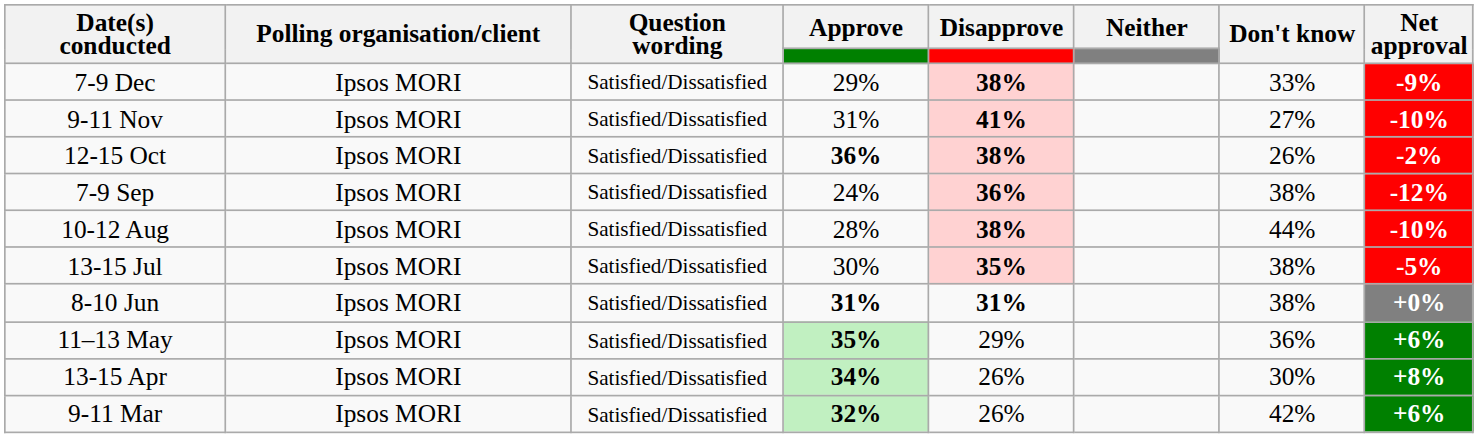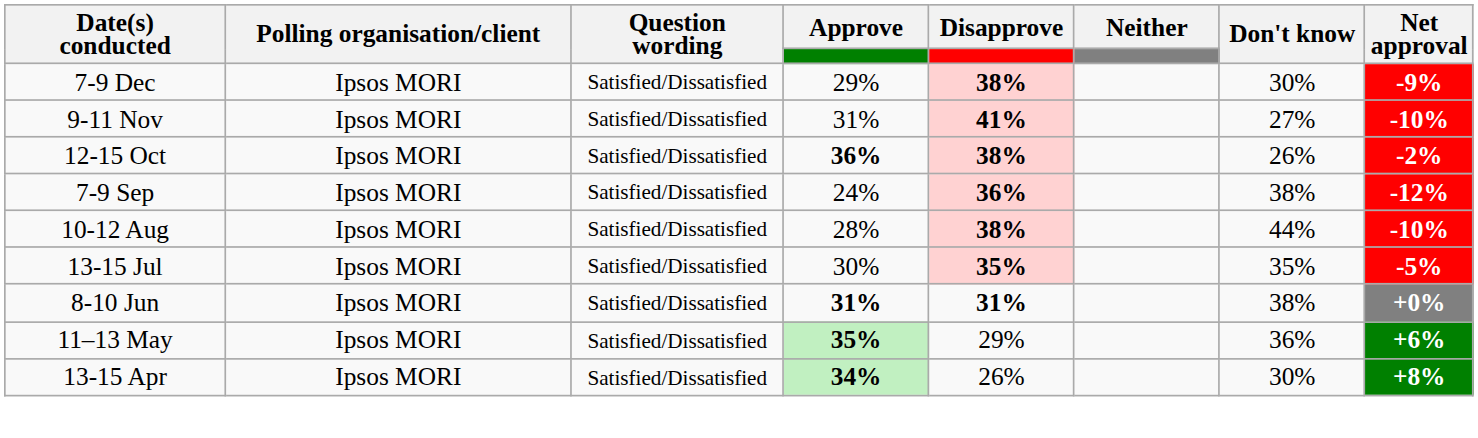(1292, 81) 33% -> (1292, 81) 30%
(1292, 265) 38% -> (1292, 265) 35%
- row: (115, 413)
